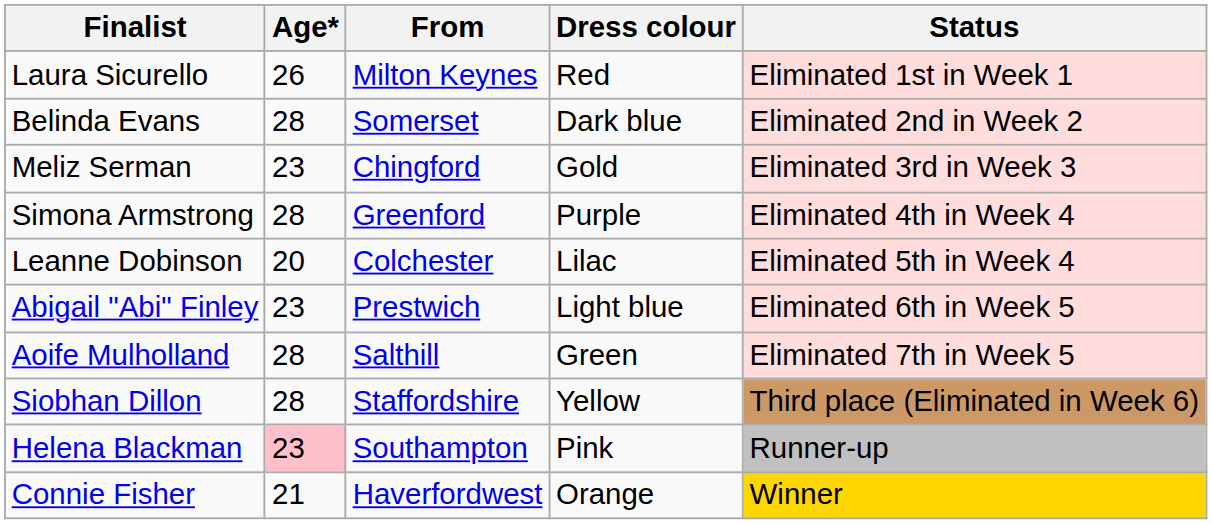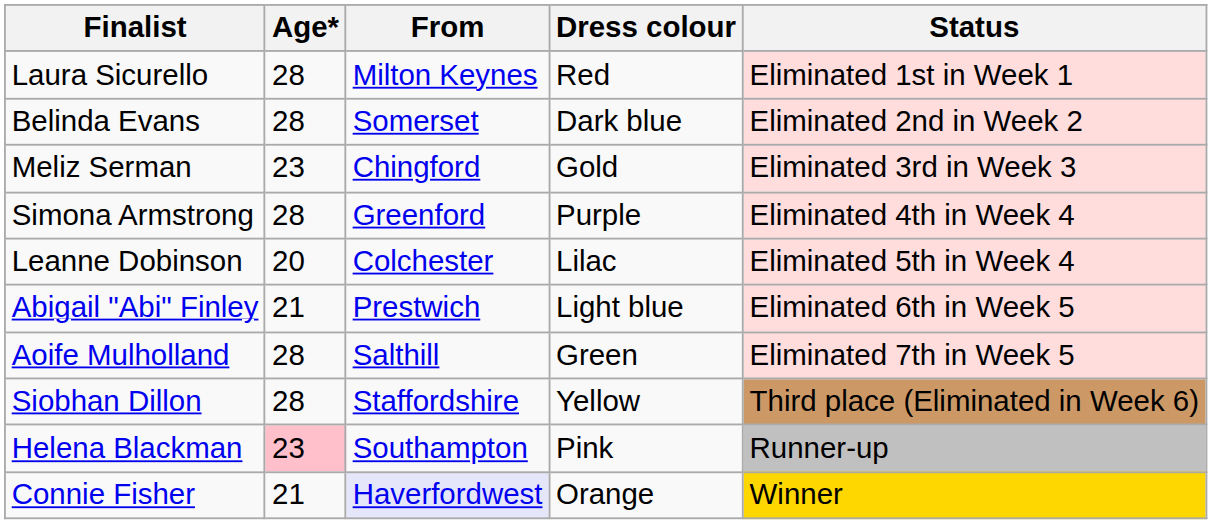(288, 74) 26 -> (288, 74) 28
(288, 307) 23 -> (288, 307) 21
(448, 494) no background -> (448, 494) lavender background
